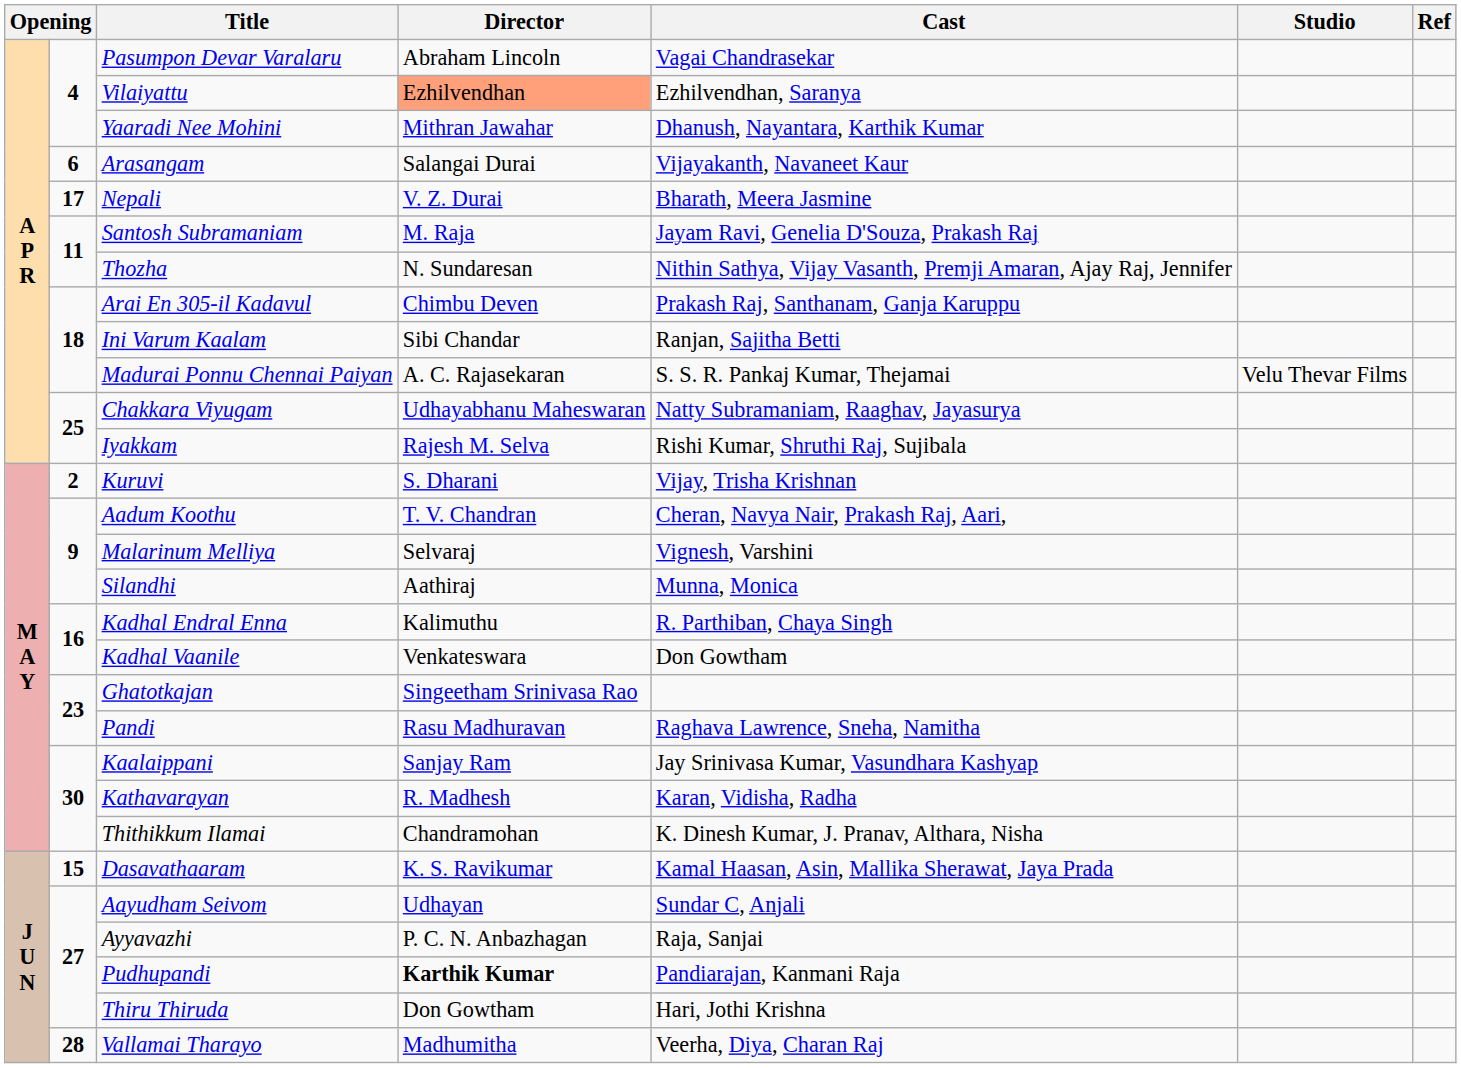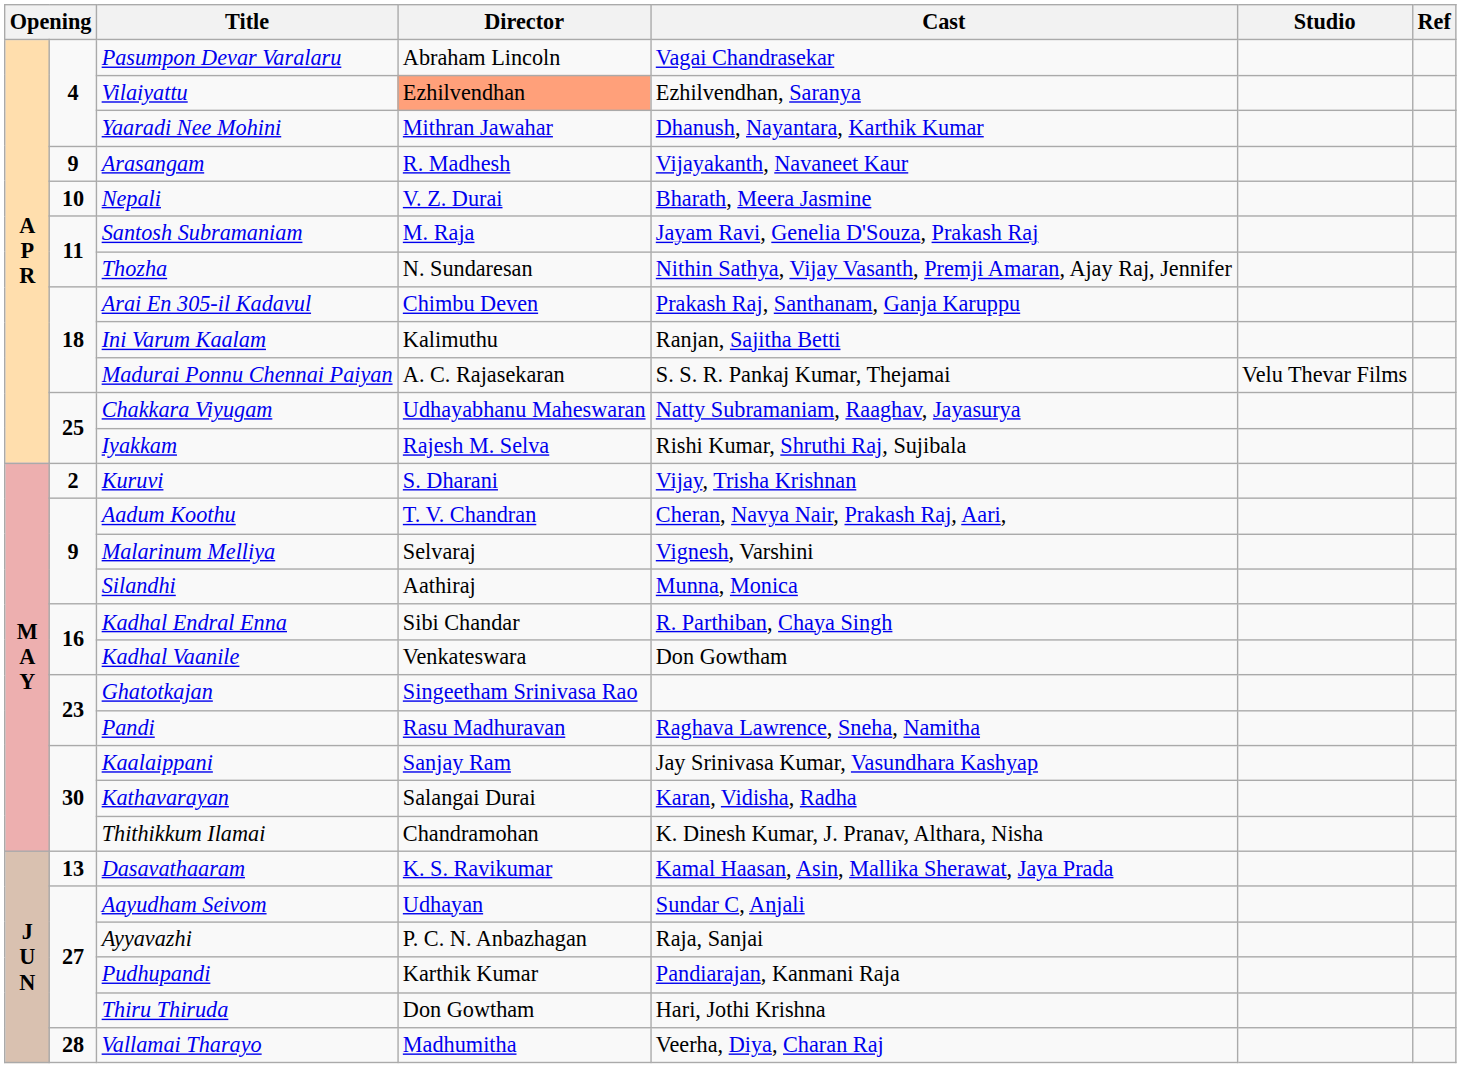(73, 163) 6 -> (73, 163) 9
(469, 163) Salangai Durai -> (457, 163) R. Madhesh
(73, 198) 17 -> (73, 198) 10
(461, 339) Sibi Chandar -> (450, 339) Kalimuthu
(450, 621) Kalimuthu -> (461, 621) Sibi Chandar
(457, 798) R. Madhesh -> (469, 798) Salangai Durai
(73, 868) 15 -> (73, 868) 13
(479, 974) bold -> (470, 974) normal
